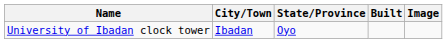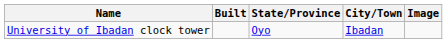columns swapped: (243, 13) <-> (387, 13)
